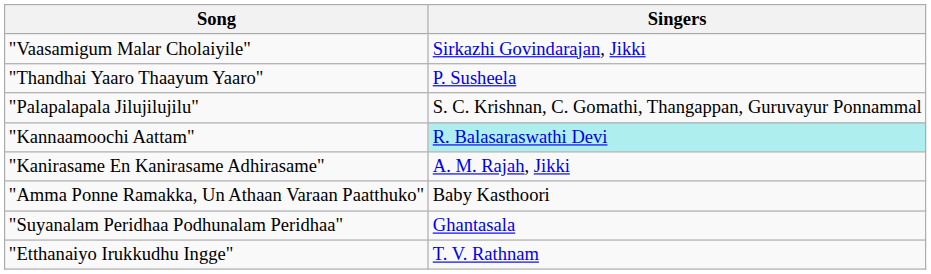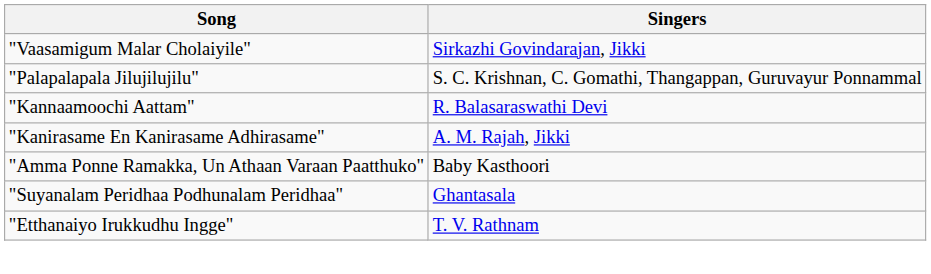- row: (136, 78)
(520, 136) paleturquoise background -> (520, 107) no background
